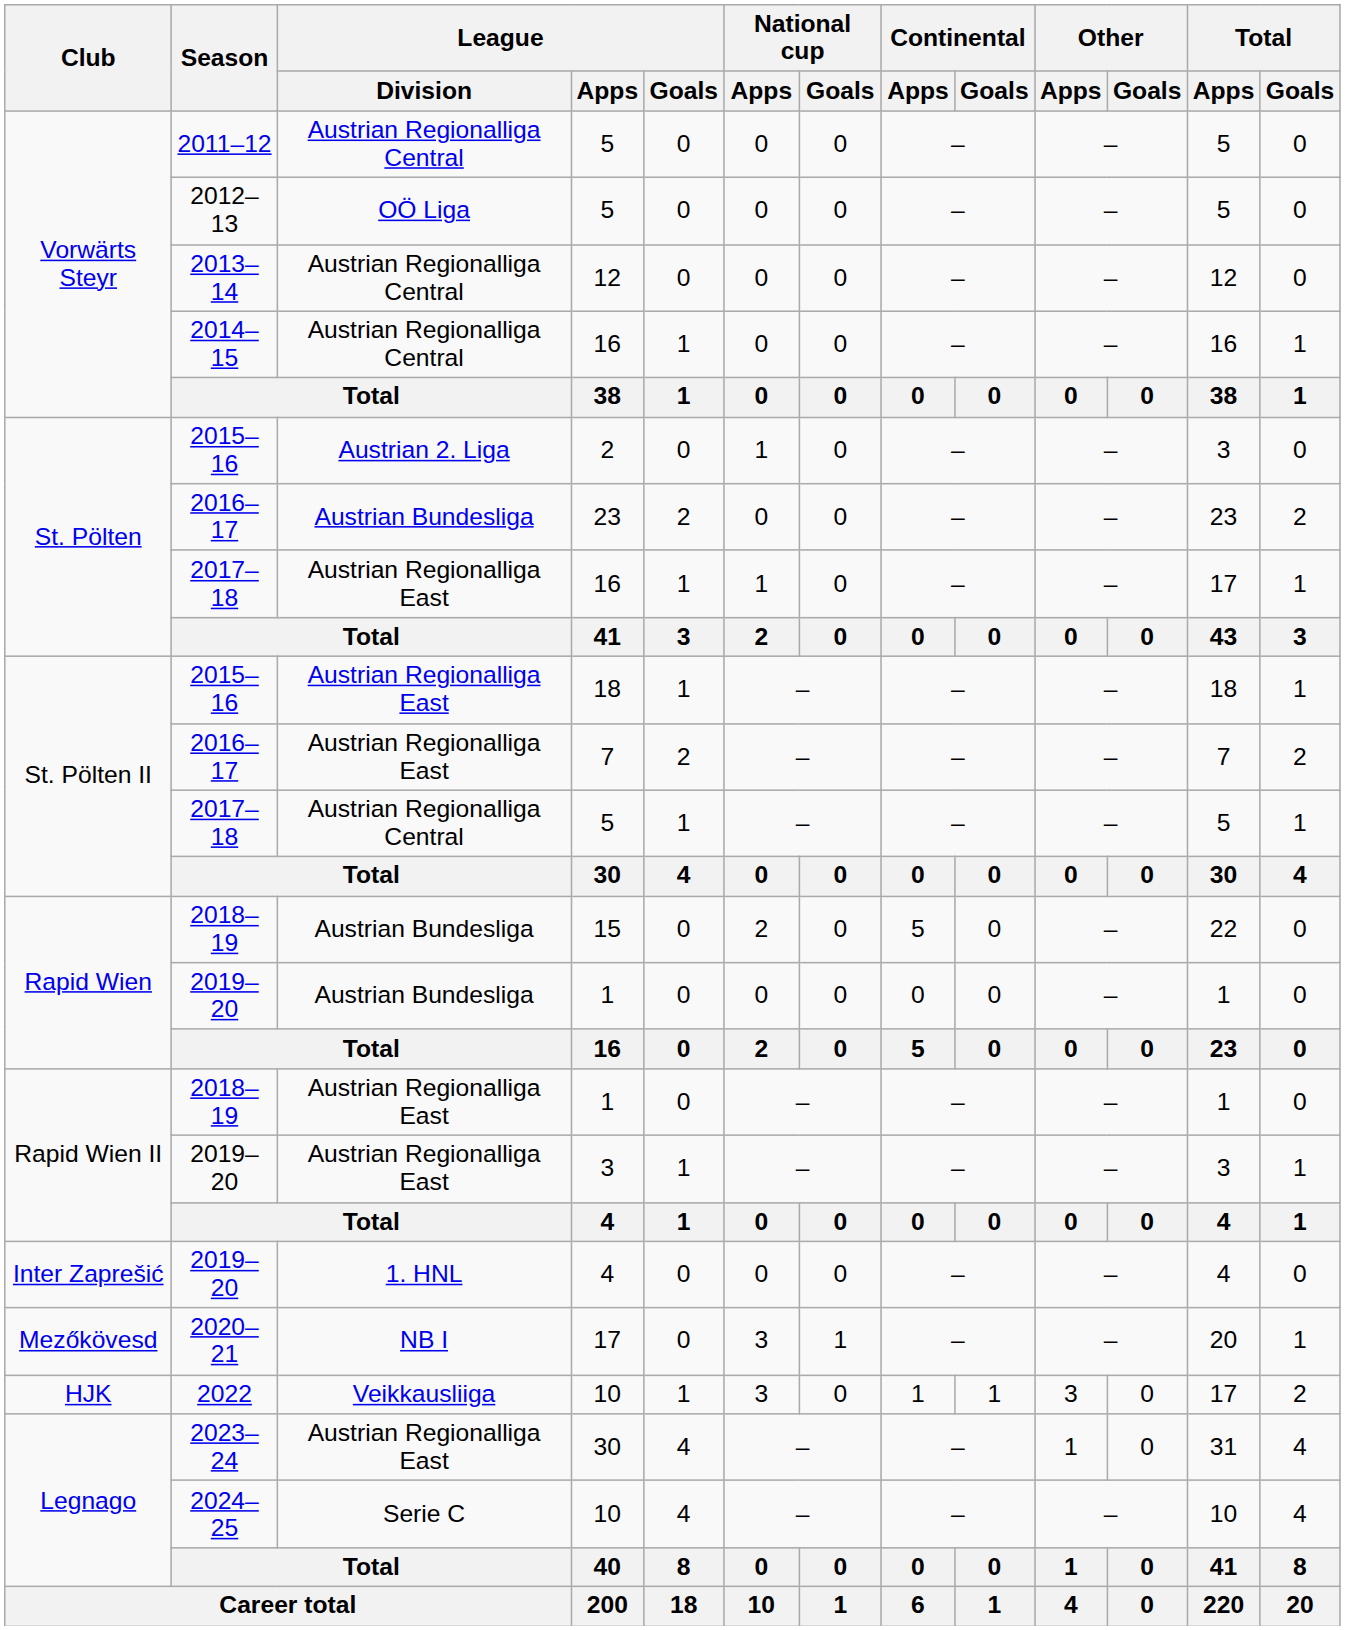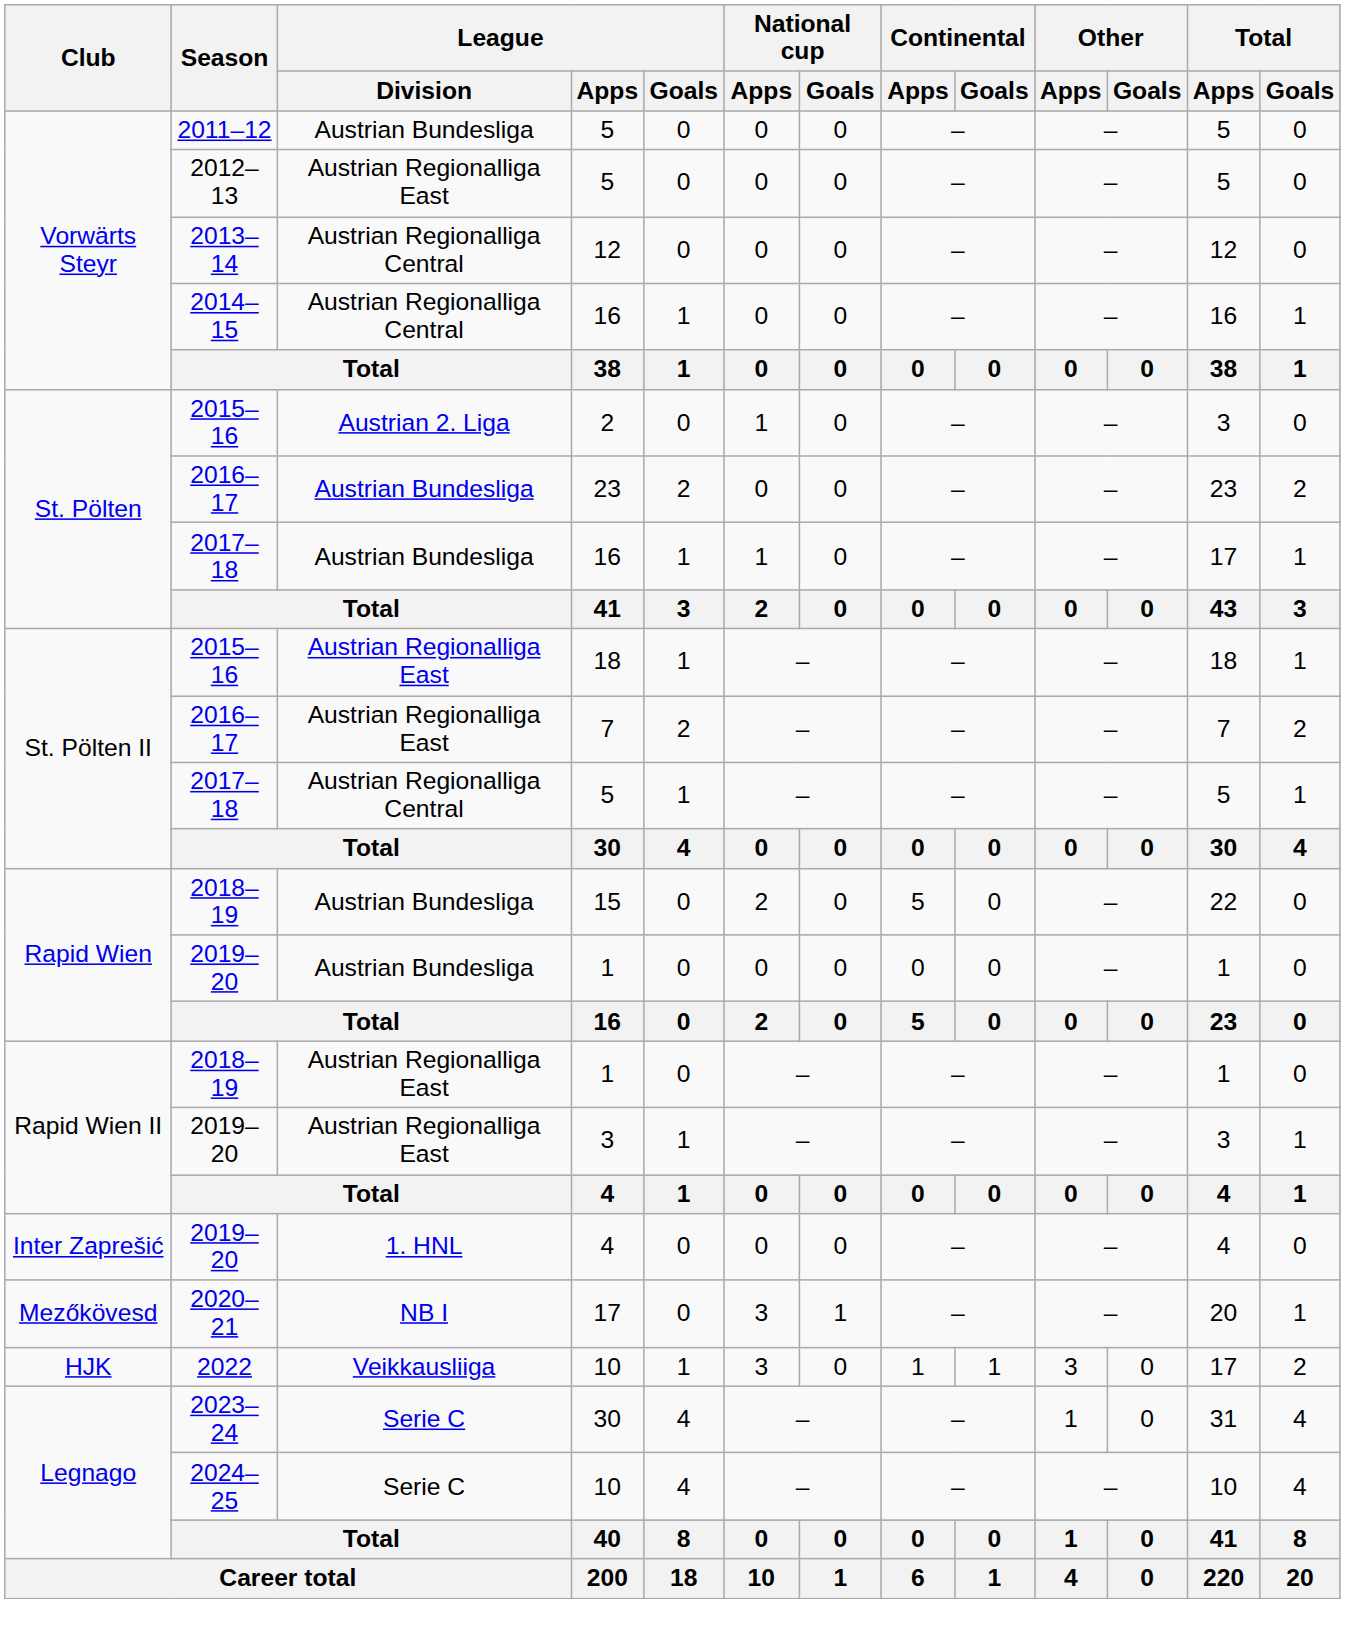(424, 143) Austrian Regionalliga Central -> (424, 129) Austrian Bundesliga
(424, 210) OÖ Liga -> (424, 182) Austrian Regionalliga East
(424, 583) Austrian Regionalliga East -> (424, 555) Austrian Bundesliga
(424, 1446) Austrian Regionalliga East -> (424, 1419) Serie C
